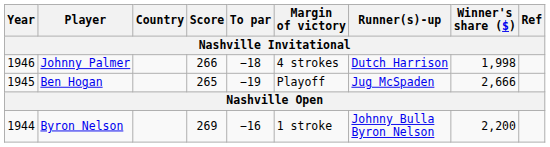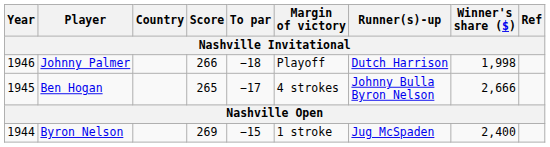(308, 64) 4 strokes -> (301, 64) Playoff
(251, 83) −19 -> (251, 89) −17
(301, 83) Playoff -> (308, 89) 4 strokes
(393, 83) Jug McSpaden -> (393, 89) Johnny Bulla Byron Nelson
(251, 126) −16 -> (251, 133) −15
(393, 126) Johnny Bulla Byron Nelson -> (393, 133) Jug McSpaden
(499, 126) 2,200 -> (499, 133) 2,400
